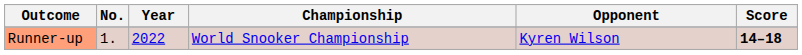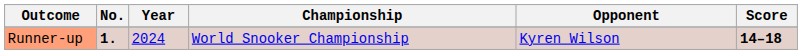(108, 39) normal -> (108, 39) bold
(148, 39) 2022 -> (148, 39) 2024
